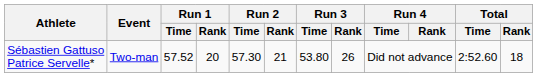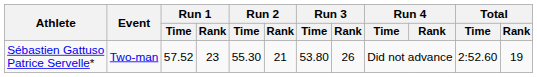(213, 57) 20 -> (213, 57) 23
(246, 57) 57.30 -> (246, 57) 55.30
(516, 57) 18 -> (516, 57) 19
